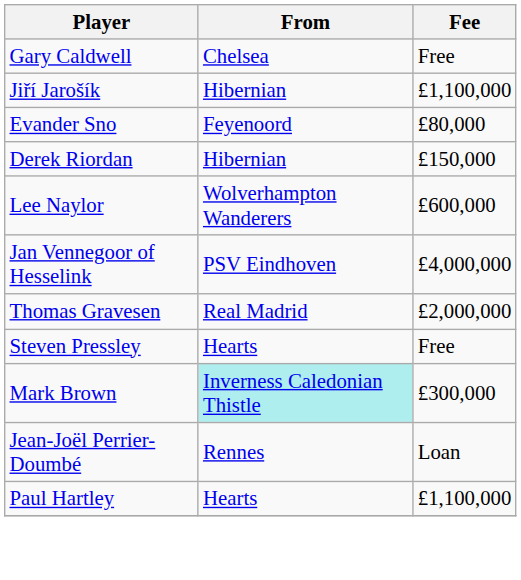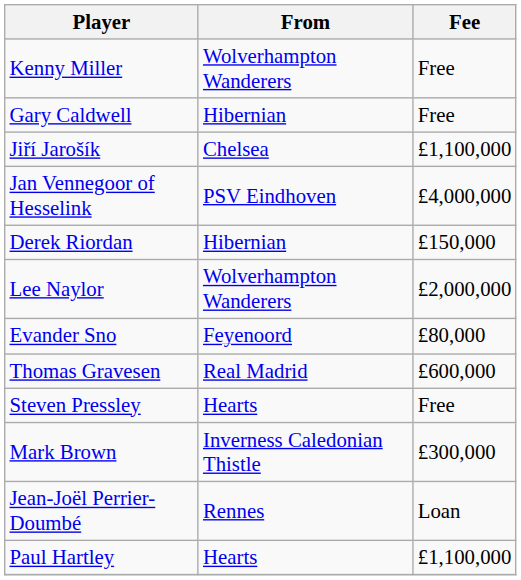+ row: (66, 68)
(236, 56) Chelsea -> (245, 115) Hibernian
(245, 90) Hibernian -> (236, 149) Chelsea
rows swapped: (63, 124) <-> (82, 264)
(457, 205) £600,000 -> (465, 289) £2,000,000
(465, 311) £2,000,000 -> (457, 370) £600,000
(293, 392) paleturquoise background -> (293, 451) no background
